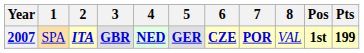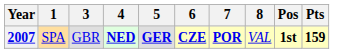- column: (83, 15)
(115, 37) bold -> (86, 37) normal
(345, 37) 199 -> (315, 37) 159
